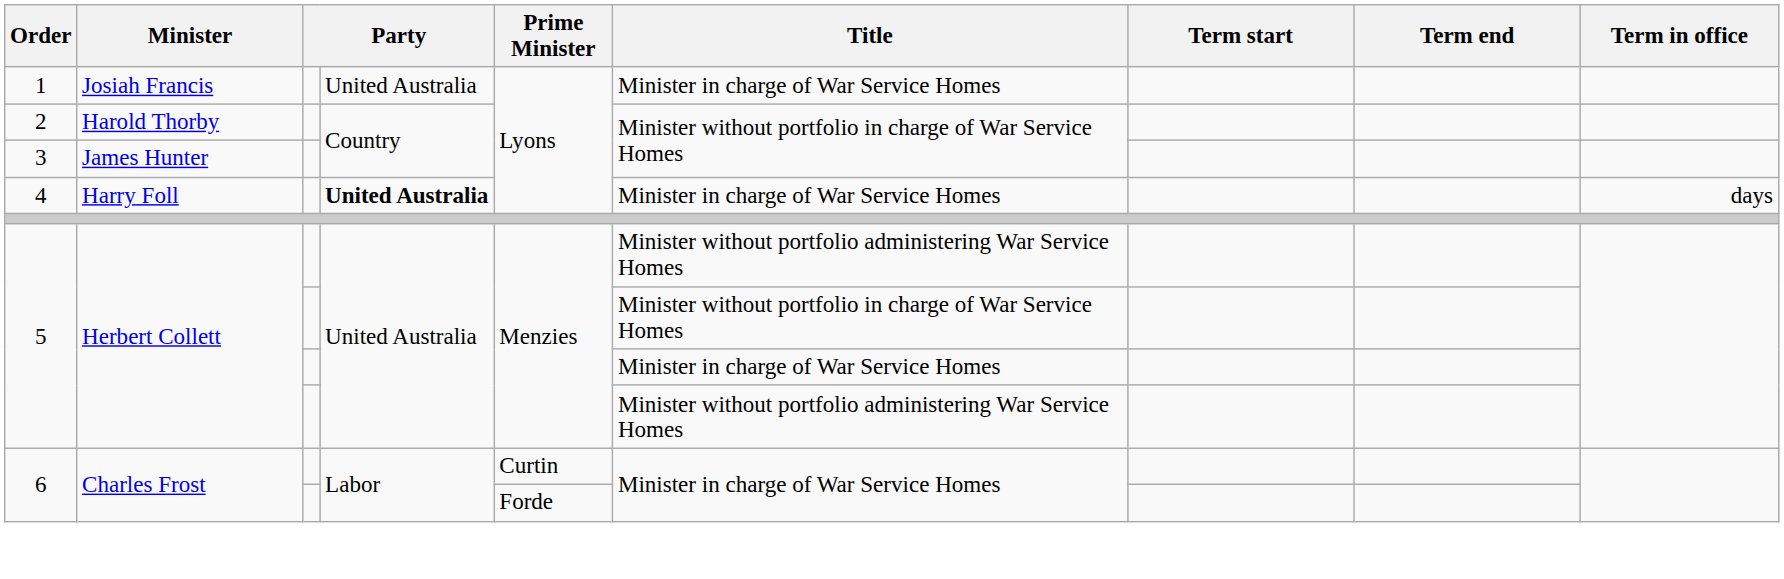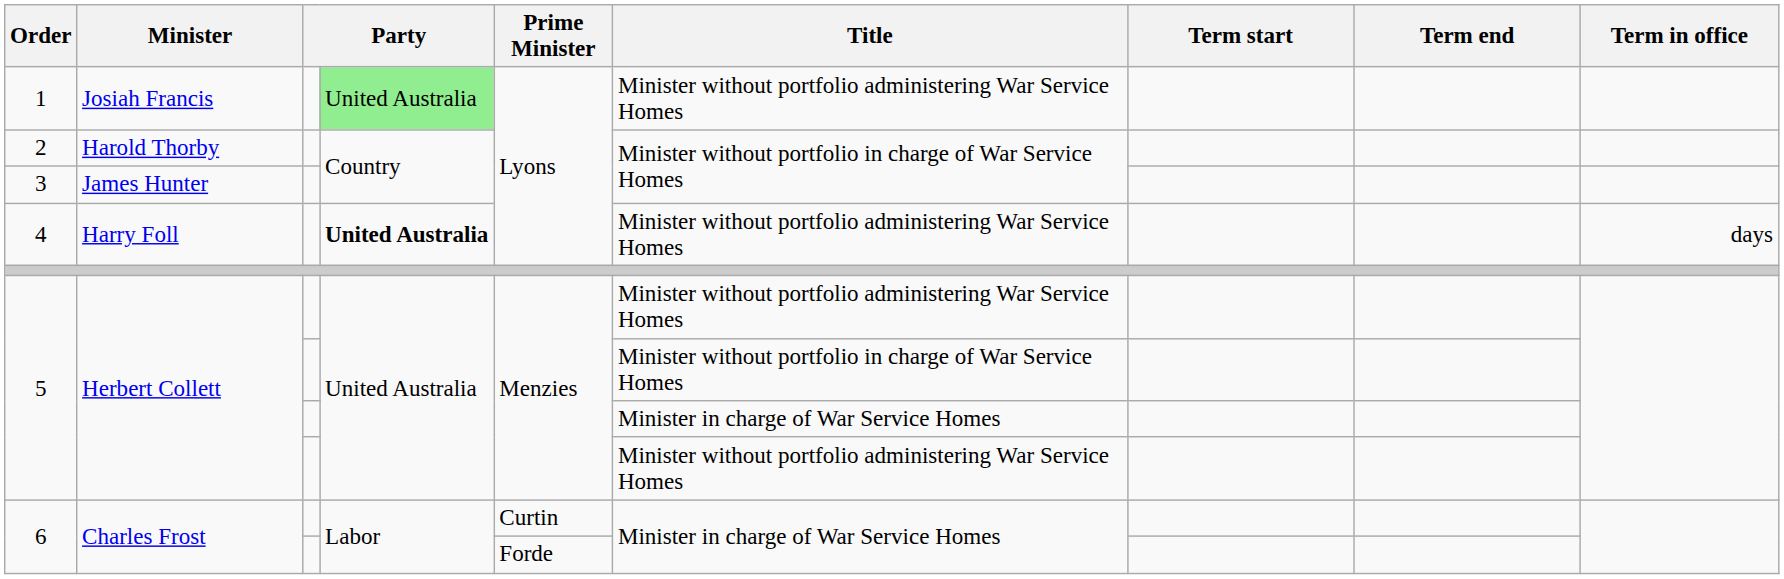(401, 85) no background -> (401, 98) lightgreen background
(809, 85) Minister in charge of War Service Homes -> (863, 98) Minister without portfolio administering War Service Homes
(809, 194) Minister in charge of War Service Homes -> (863, 233) Minister without portfolio administering War Service Homes
